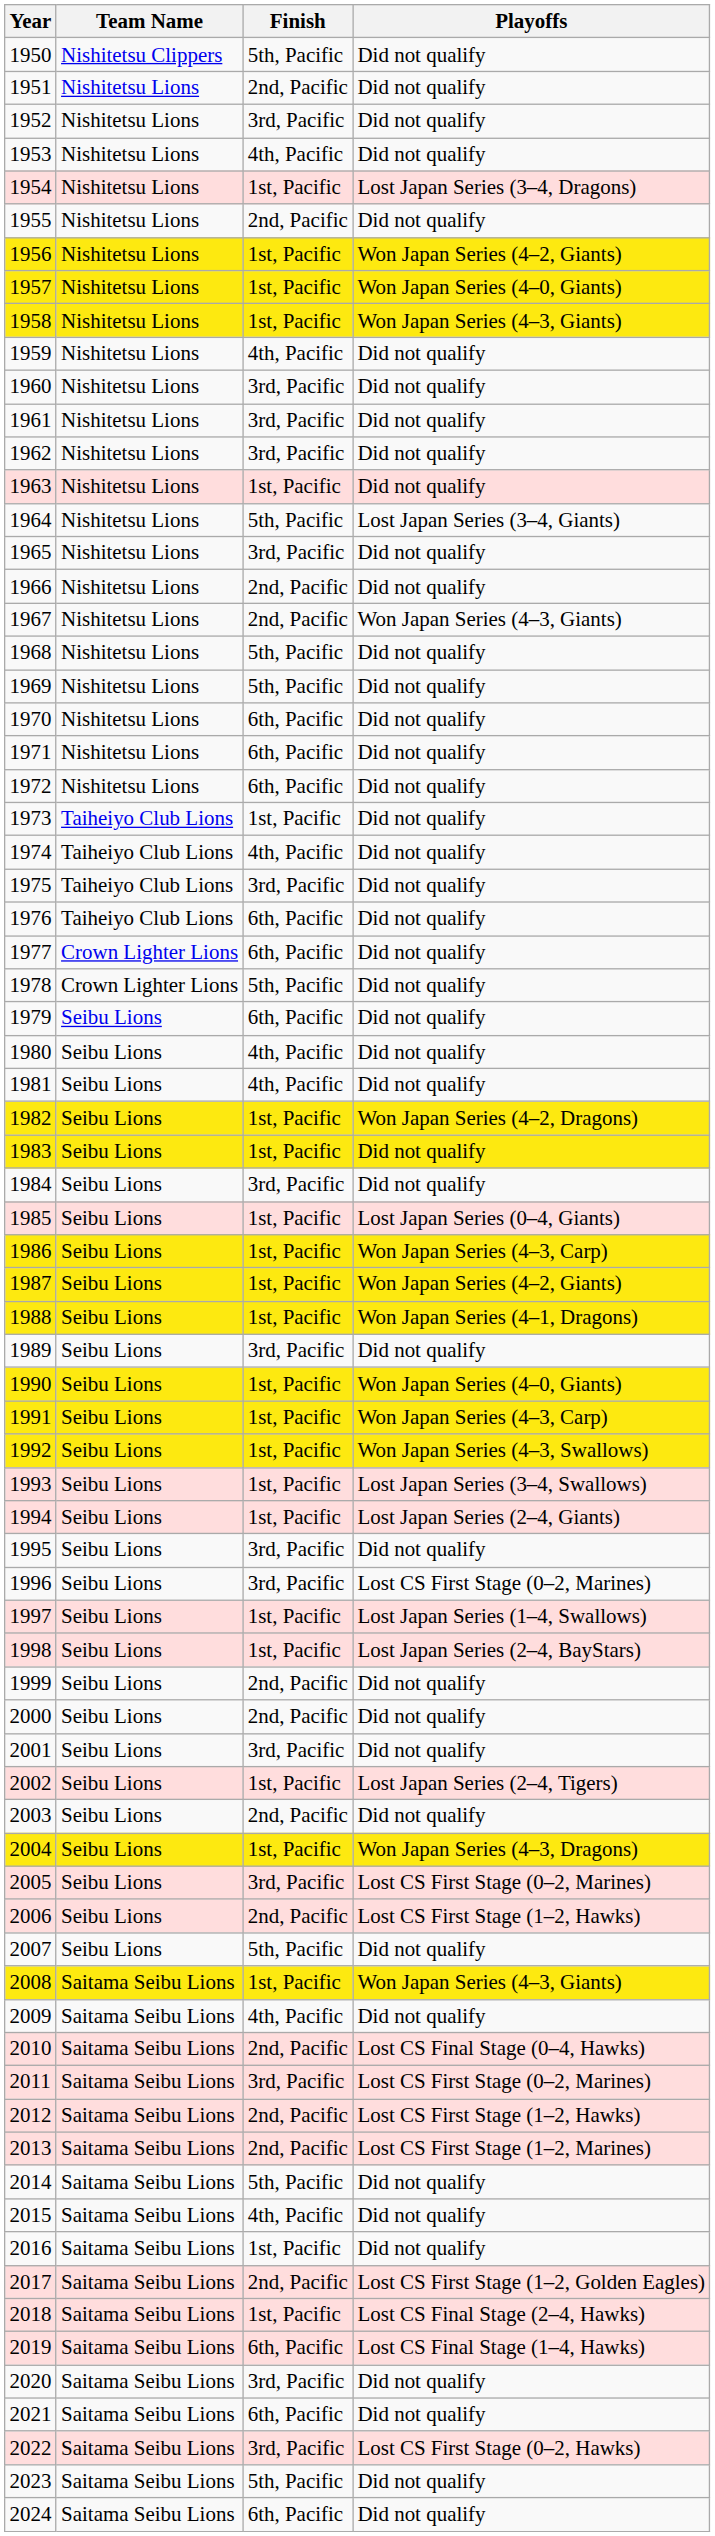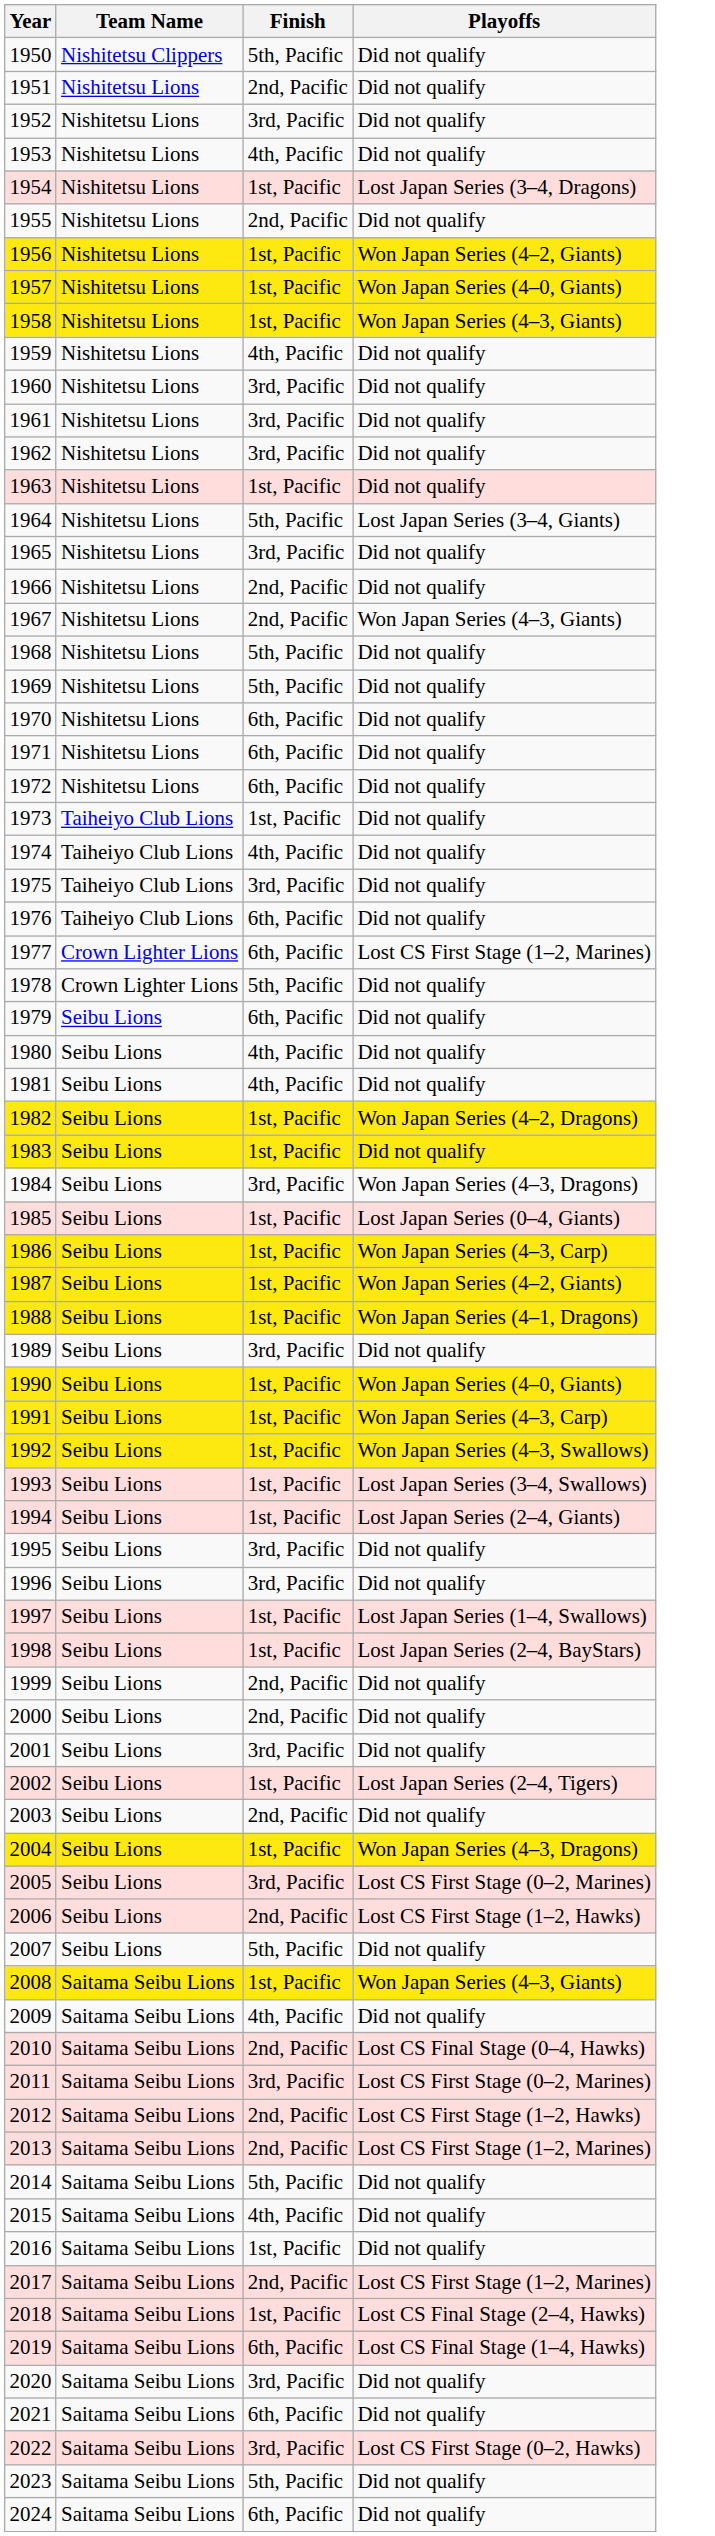(422, 951) Did not qualify -> (504, 951) Lost CS First Stage (1–2, Marines)
(422, 1184) Did not qualify -> (498, 1184) Won Japan Series (4–3, Dragons)
(504, 1583) Lost CS First Stage (0–2, Marines) -> (422, 1583) Did not qualify
(531, 2281) Lost CS First Stage (1–2, Golden Eagles) -> (504, 2281) Lost CS First Stage (1–2, Marines)
